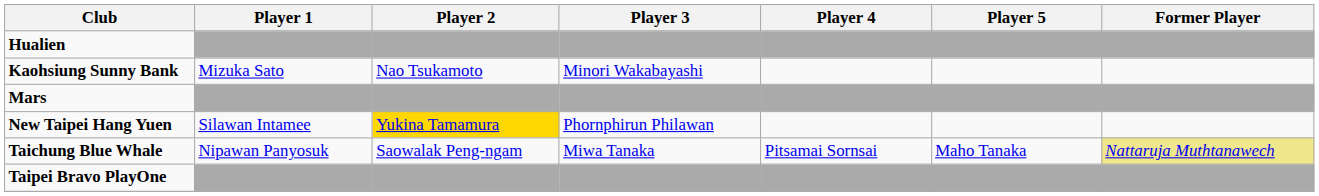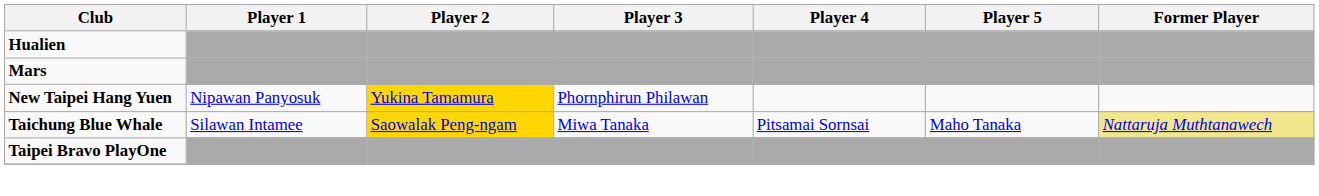- row: (93, 71)
(255, 124) Silawan Intamee -> (255, 97) Nipawan Panyosuk
(263, 151) Nipawan Panyosuk -> (246, 124) Silawan Intamee
(449, 151) no background -> (444, 124) gold background
